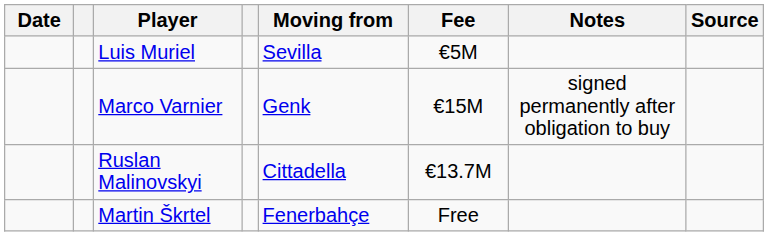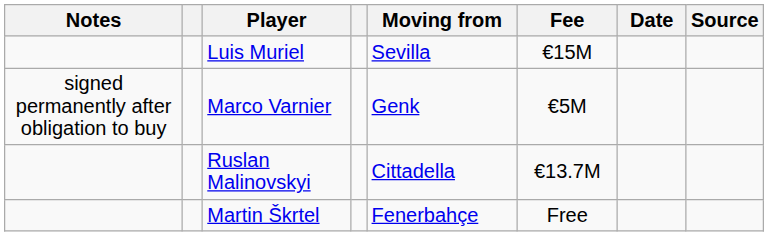columns swapped: (39, 20) <-> (597, 20)
(458, 52) €5M -> (567, 52) €15M
(458, 106) €15M -> (567, 106) €5M
